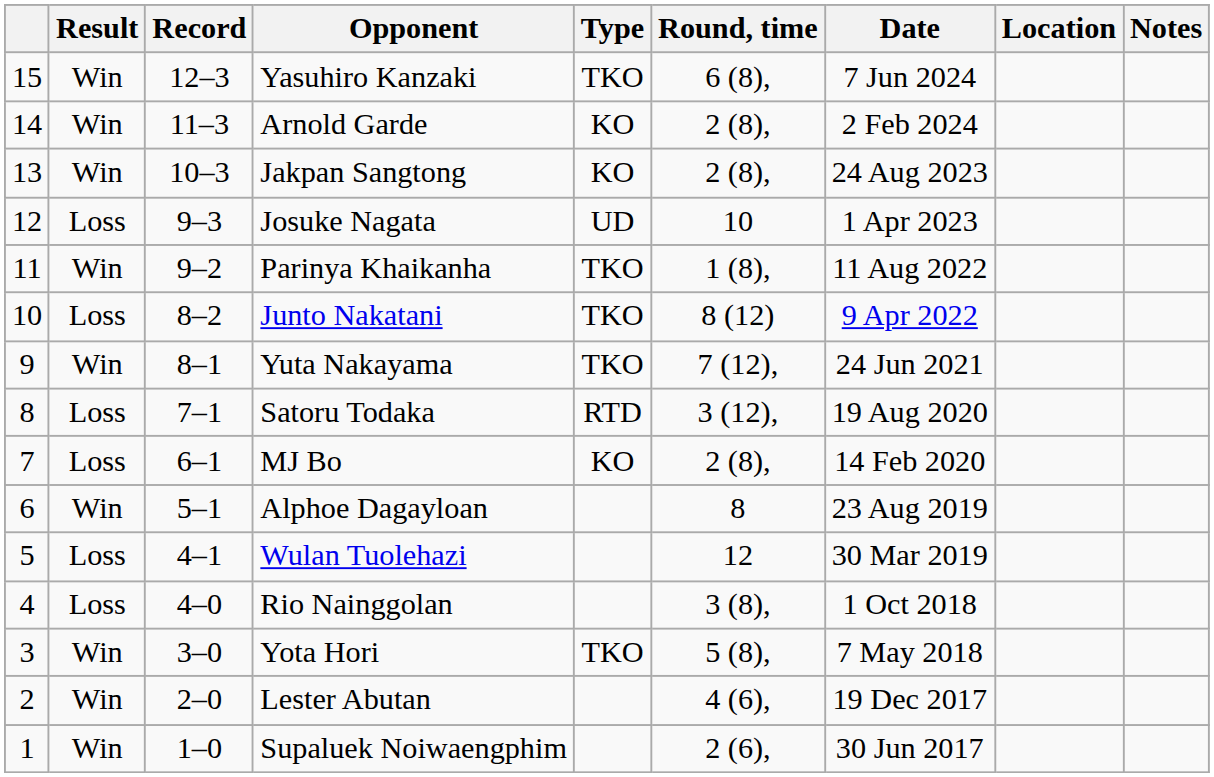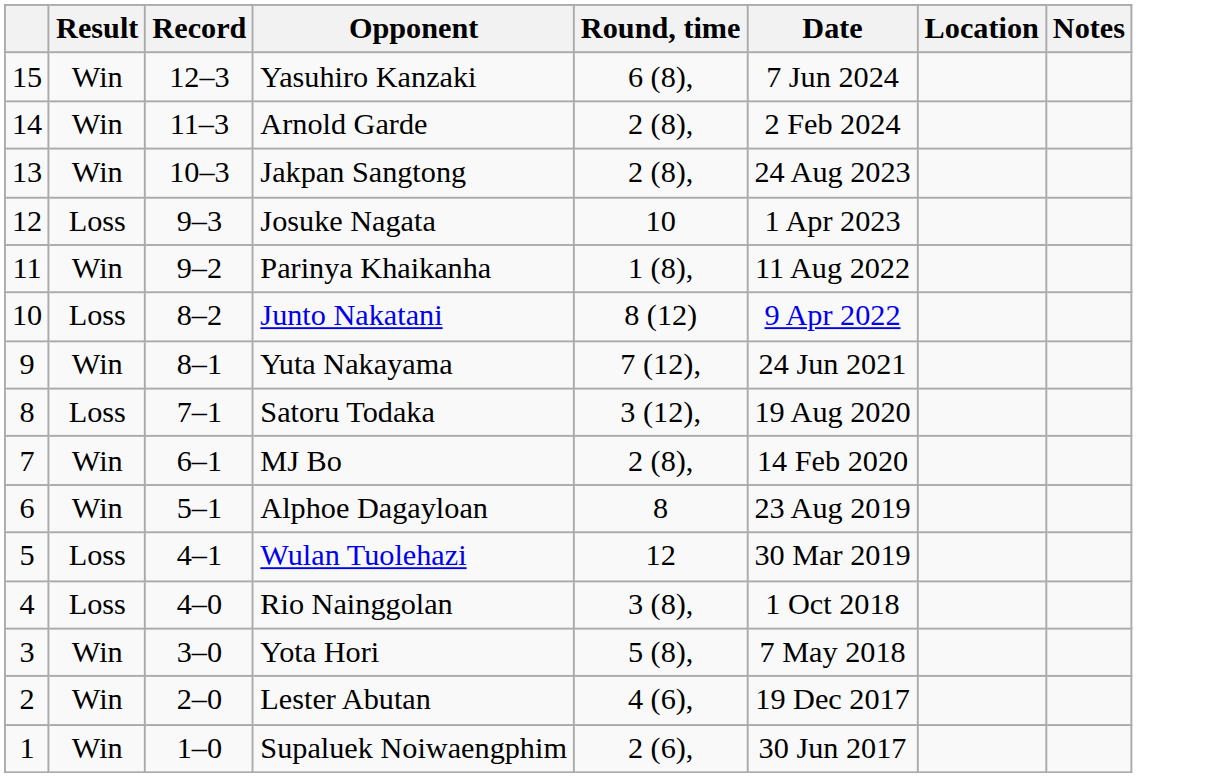- column: (613, 28)
(97, 460) Loss -> (97, 460) Win
